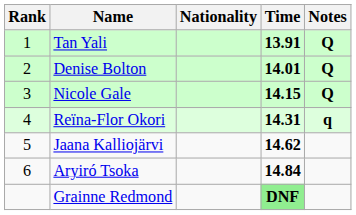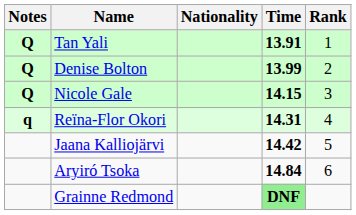columns swapped: (27, 17) <-> (328, 17)
(283, 68) 14.01 -> (284, 68) 13.99
(283, 145) 14.62 -> (284, 145) 14.42
